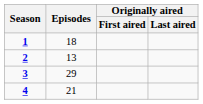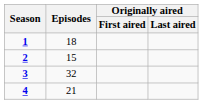(71, 58) 13 -> (71, 58) 15
(71, 74) 29 -> (71, 74) 32
